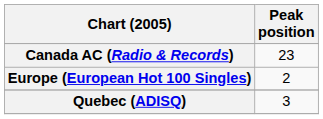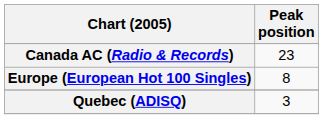(286, 78) 2 -> (286, 78) 8
